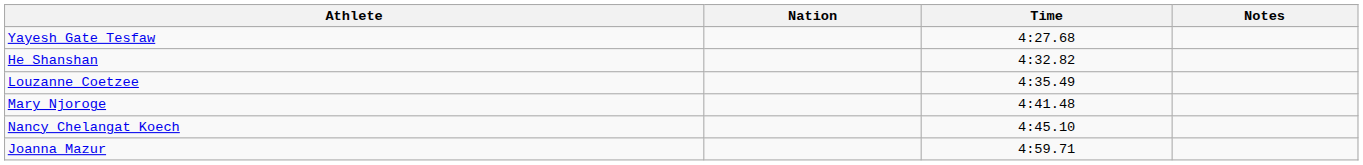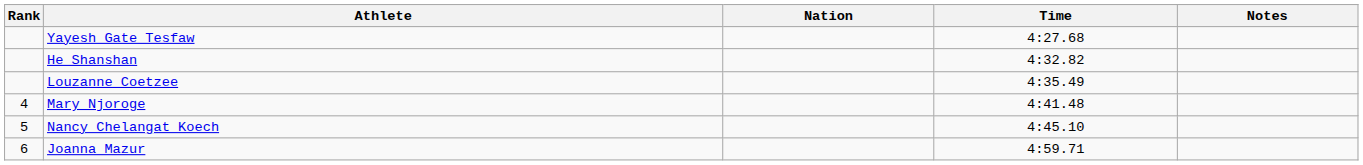+ column: (24, 16)
